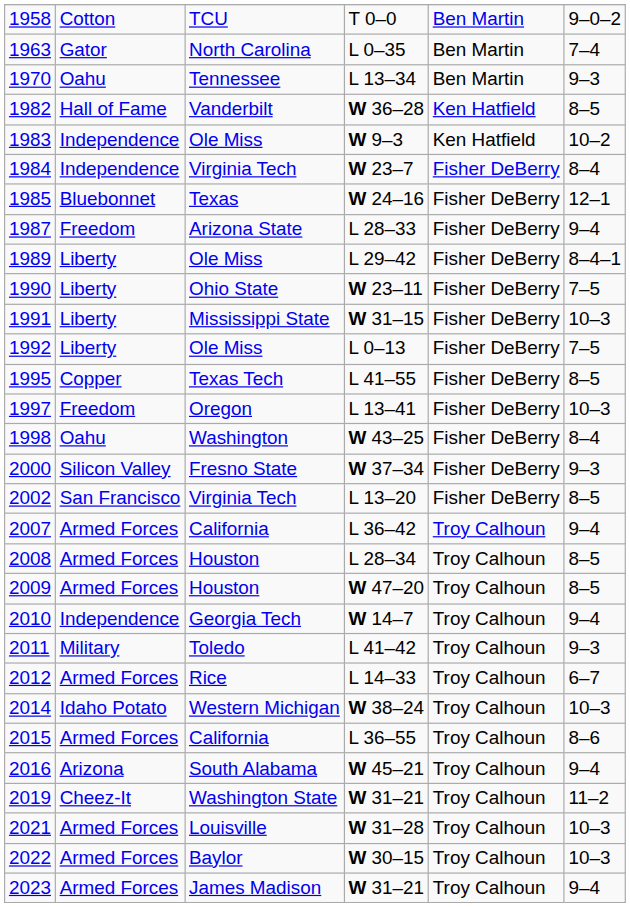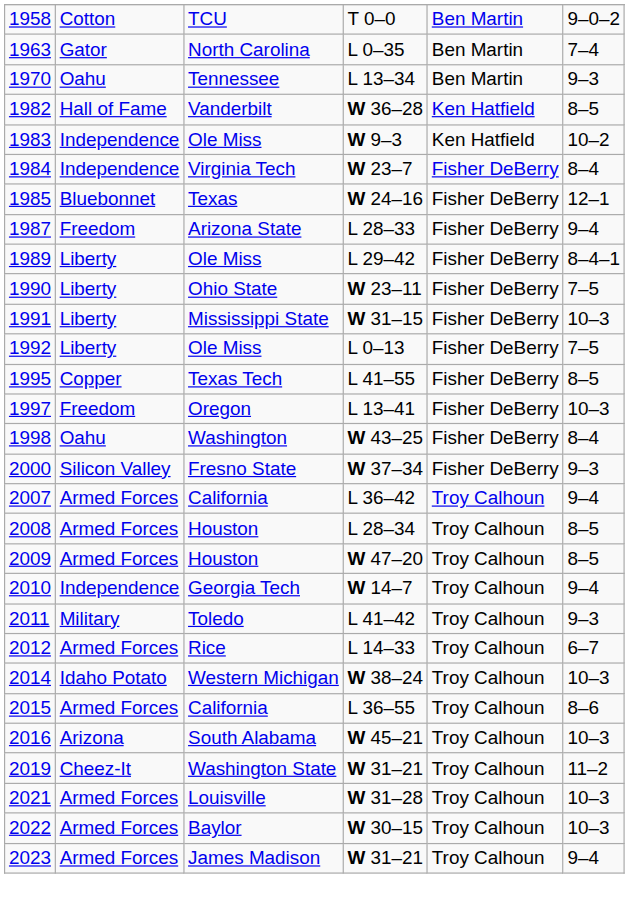- row: (30, 498)
(584, 768) 9–4 -> (588, 738) 10–3
